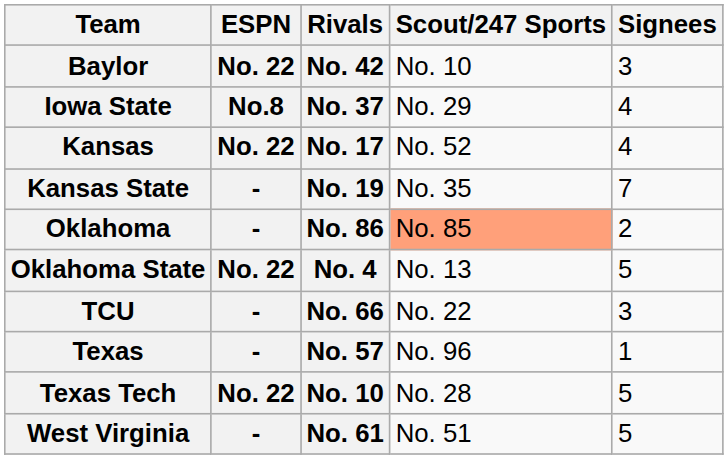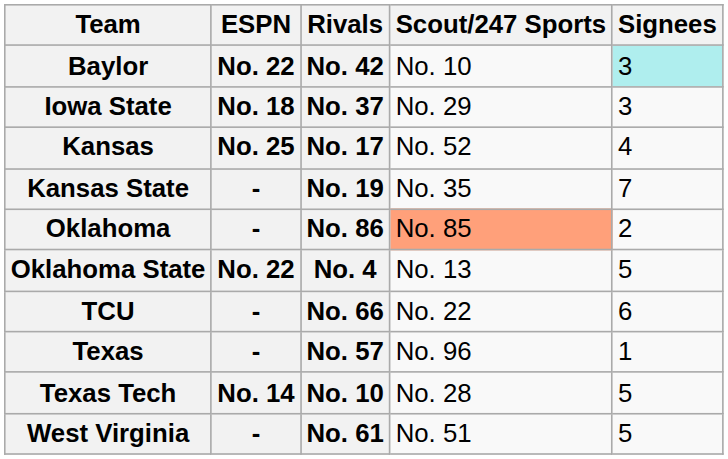(625, 65) no background -> (625, 65) paleturquoise background
(256, 106) No.8 -> (256, 106) No. 18
(625, 106) 4 -> (625, 106) 3
(256, 147) No. 22 -> (256, 147) No. 25
(625, 310) 3 -> (625, 310) 6
(256, 392) No. 22 -> (256, 392) No. 14
